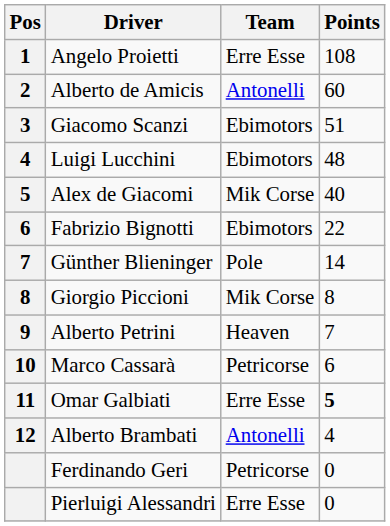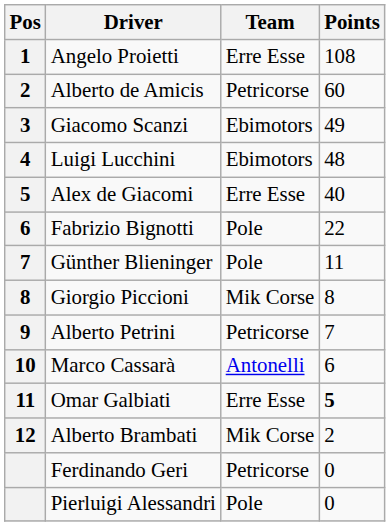(265, 90) Antonelli -> (267, 90) Petricorse
(335, 125) 51 -> (335, 125) 49
(270, 194) Mik Corse -> (265, 194) Erre Esse
(269, 228) Ebimotors -> (244, 228) Pole
(335, 263) 14 -> (334, 263) 11
(258, 332) Heaven -> (267, 332) Petricorse
(267, 366) Petricorse -> (265, 366) Antonelli
(265, 435) Antonelli -> (270, 435) Mik Corse
(329, 435) 4 -> (329, 435) 2
(265, 504) Erre Esse -> (244, 504) Pole
